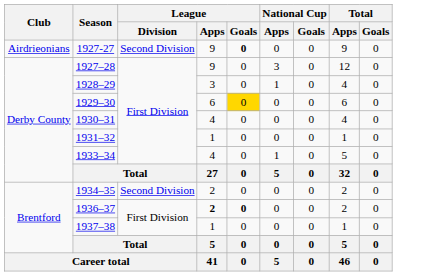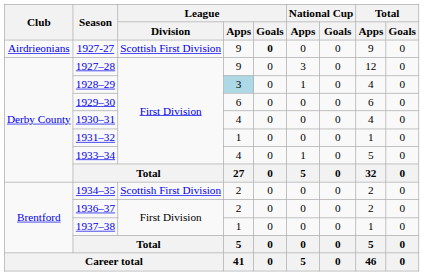(157, 48) Second Division -> (171, 48) Scottish First Division
(212, 84) no background -> (239, 84) lightblue background
(244, 102) gold background -> (270, 102) no background
(157, 191) Second Division -> (171, 191) Scottish First Division
(212, 208) bold -> (239, 208) normal
(244, 208) bold -> (270, 208) normal
